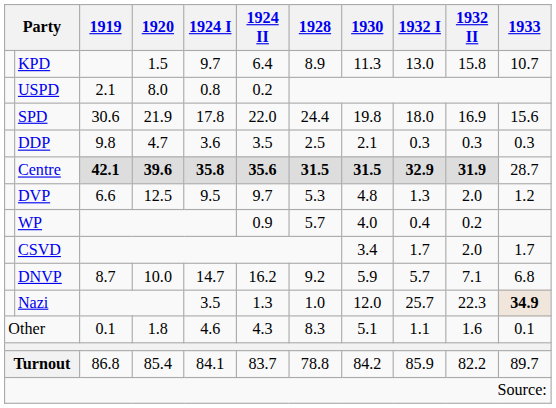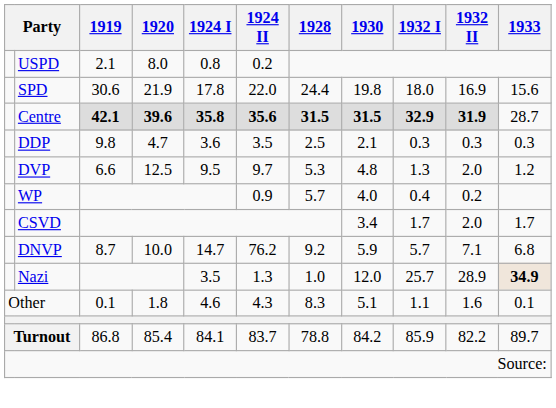- row: (34, 63)
rows swapped: (34, 143) <-> (39, 170)
(263, 276) 16.2 -> (263, 250) 76.2
(472, 303) 22.3 -> (472, 276) 28.9
